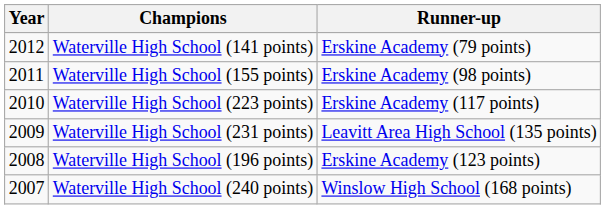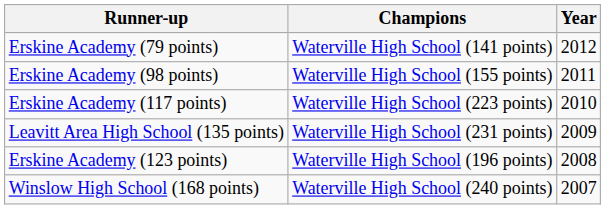columns swapped: (27, 18) <-> (459, 18)
